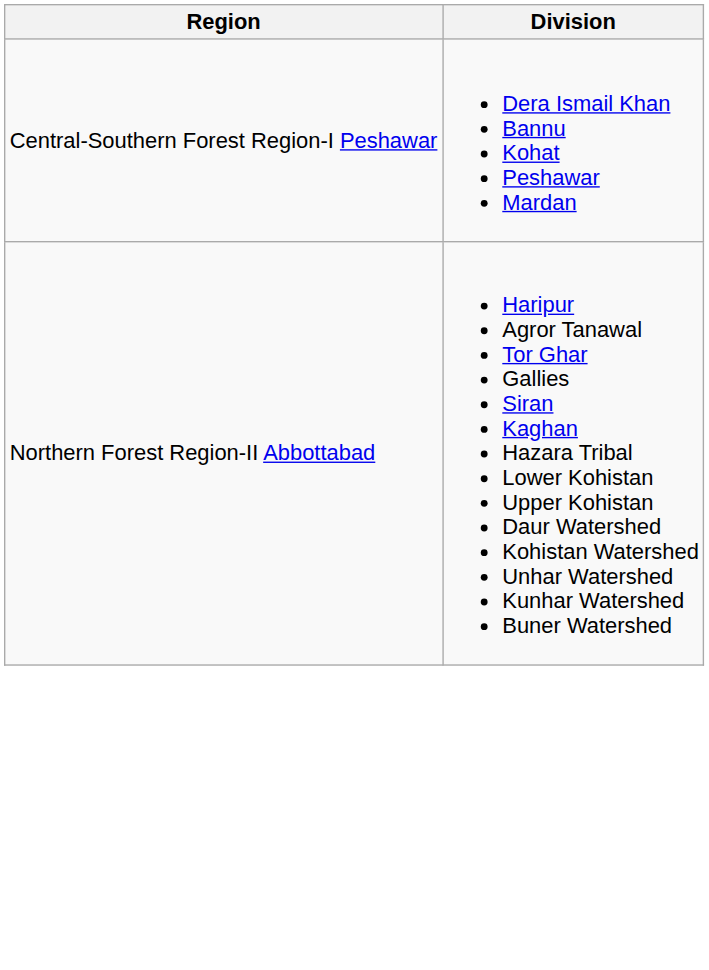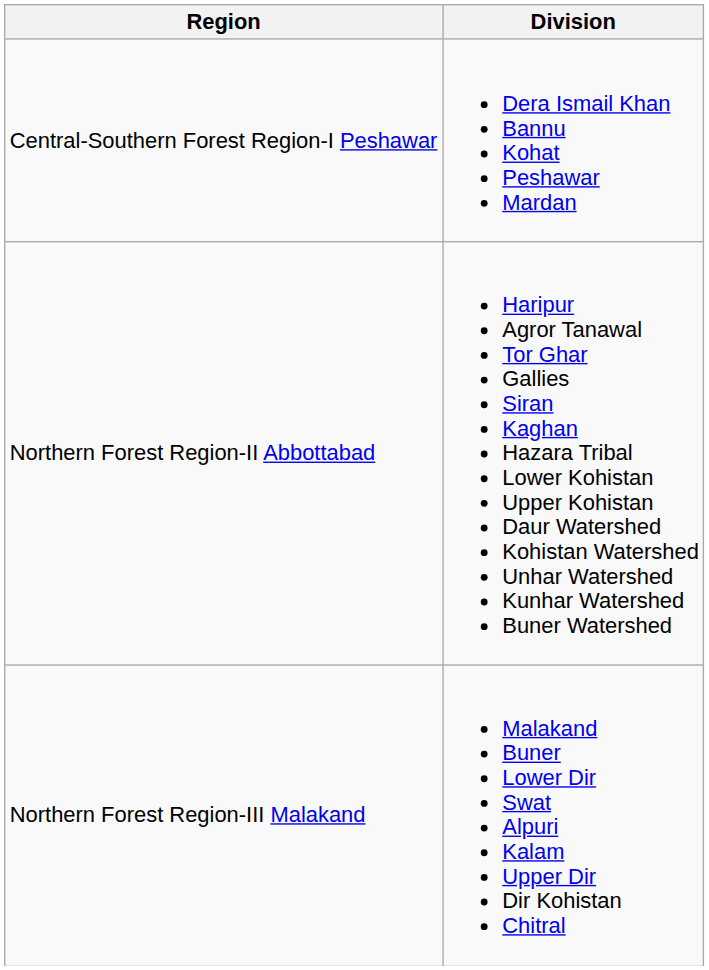+ row: (188, 815)
